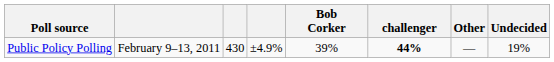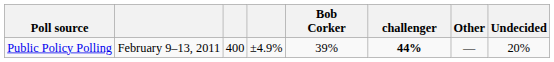(235, 47) 430 -> (235, 47) 400
(519, 47) 19% -> (519, 47) 20%
